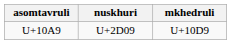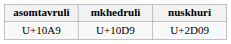columns swapped: (115, 13) <-> (190, 13)
